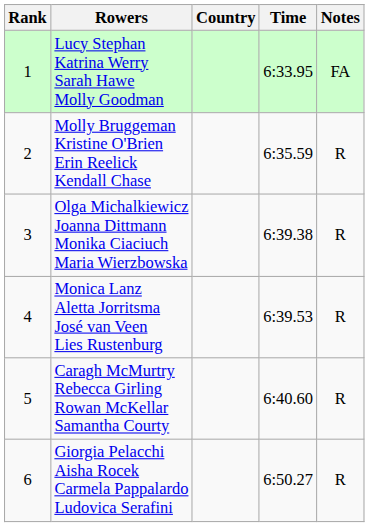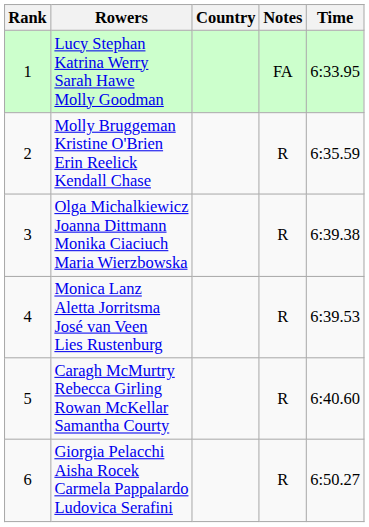columns swapped: (288, 17) <-> (340, 17)
